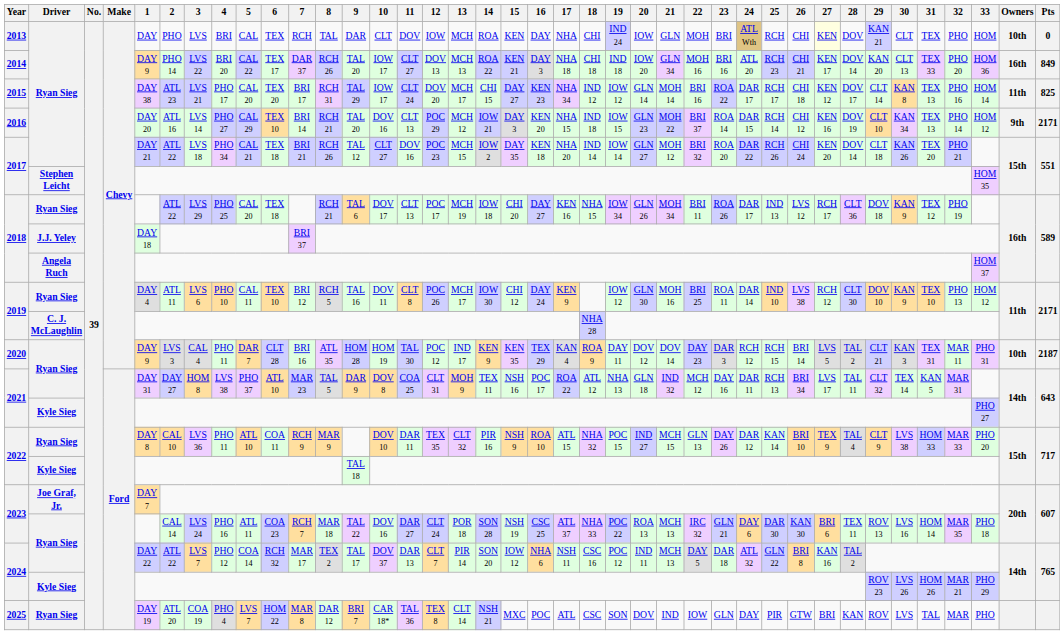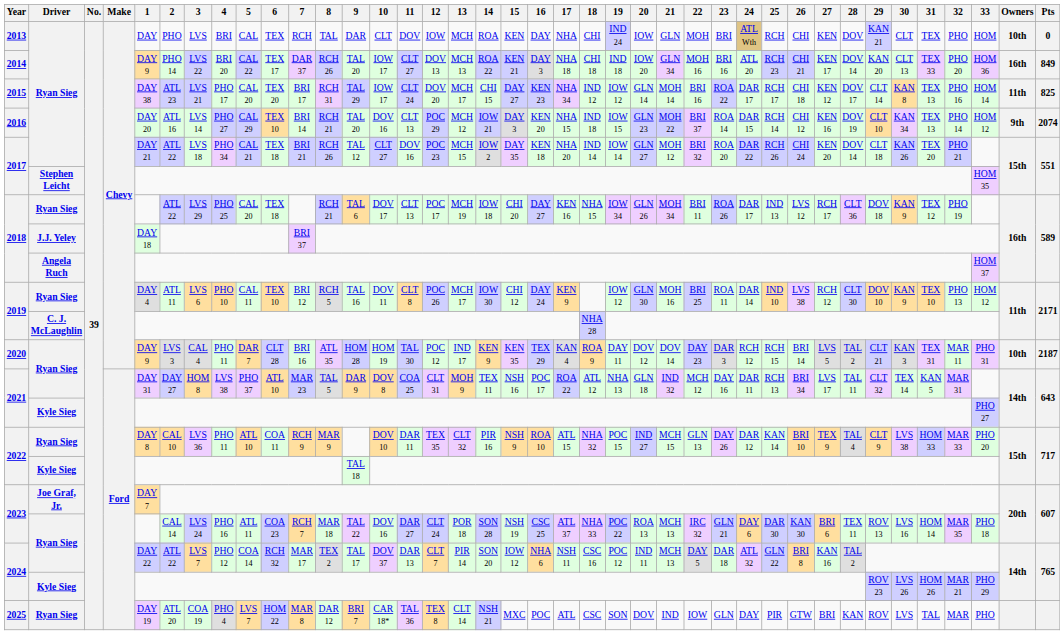(827, 35) lightyellow background -> (827, 35) no background
(1048, 122) 2171 -> (1048, 122) 2074
